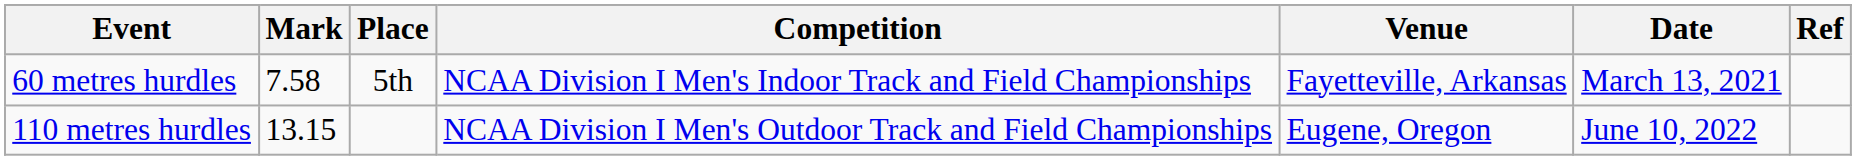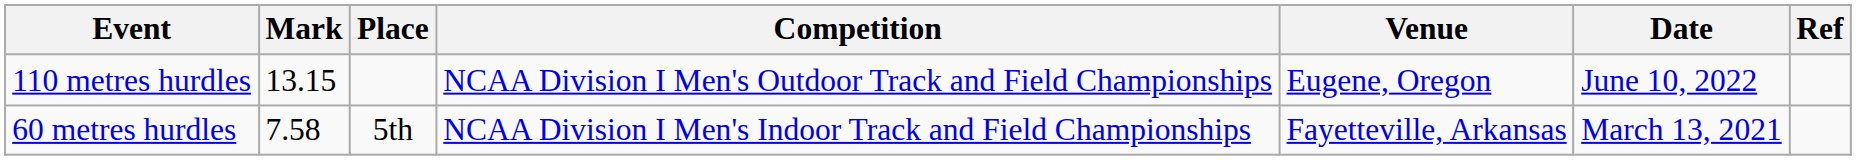rows swapped: (132, 129) <-> (124, 79)
